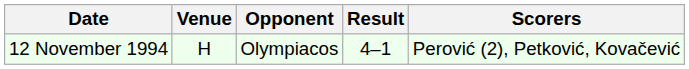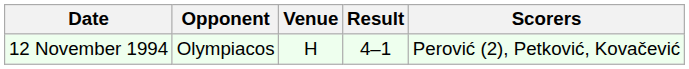columns swapped: (289, 19) <-> (204, 19)
